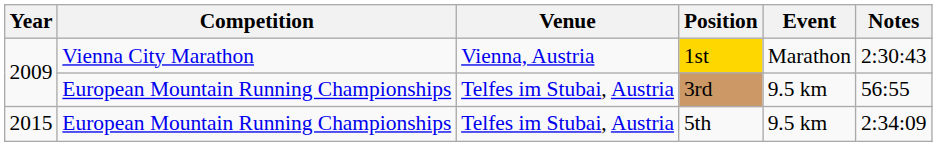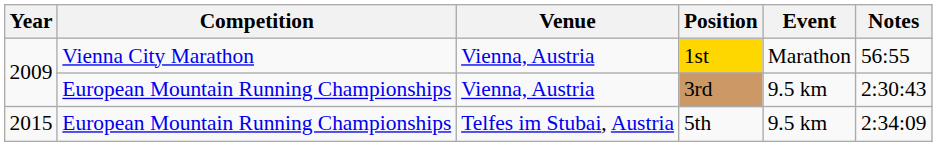(894, 55) 2:30:43 -> (885, 55) 56:55
(568, 89) Telfes im Stubai, Austria -> (528, 89) Vienna, Austria
(885, 89) 56:55 -> (894, 89) 2:30:43
